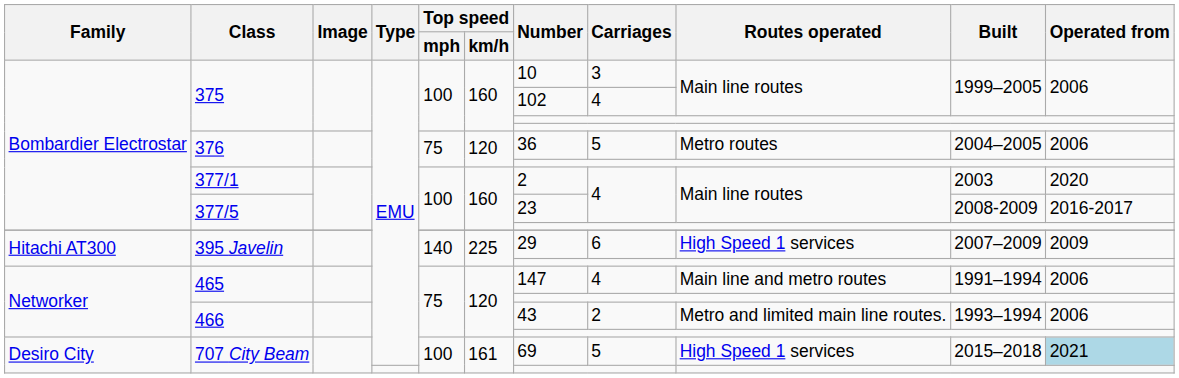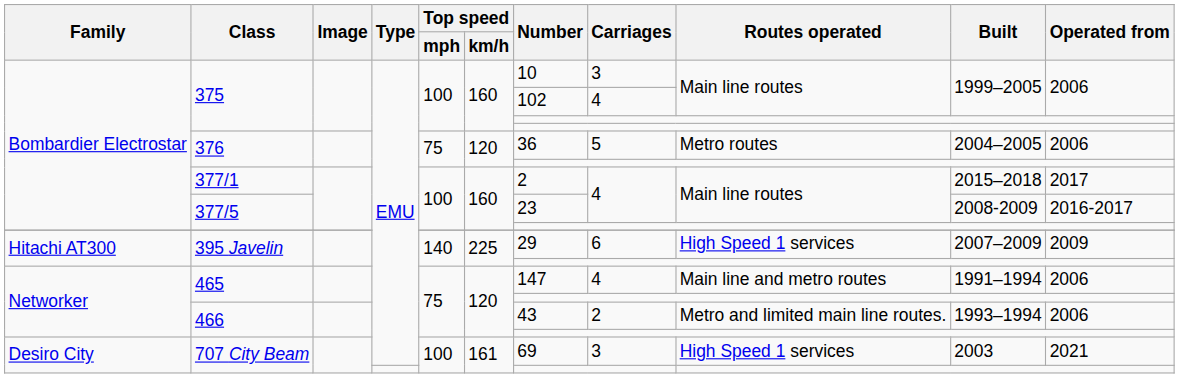(974, 180) 2003 -> (998, 180) 2015–2018
(1069, 180) 2020 -> (1069, 180) 2017
(596, 351) 5 -> (596, 351) 3
(998, 351) 2015–2018 -> (974, 351) 2003
(1069, 351) lightblue background -> (1069, 351) no background
